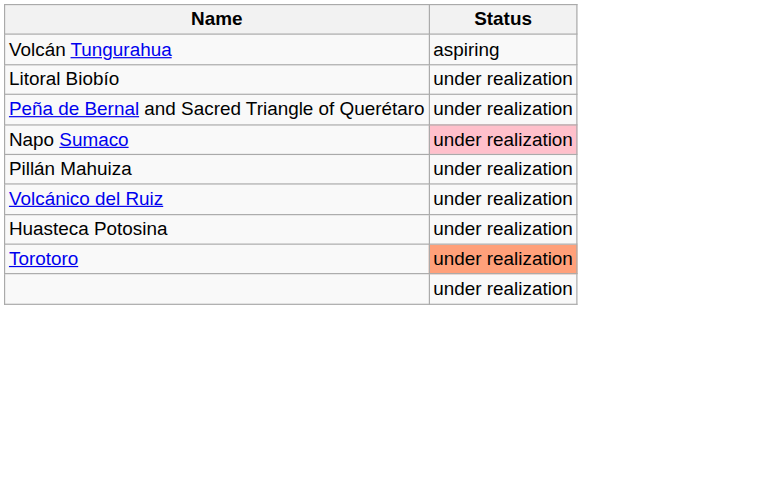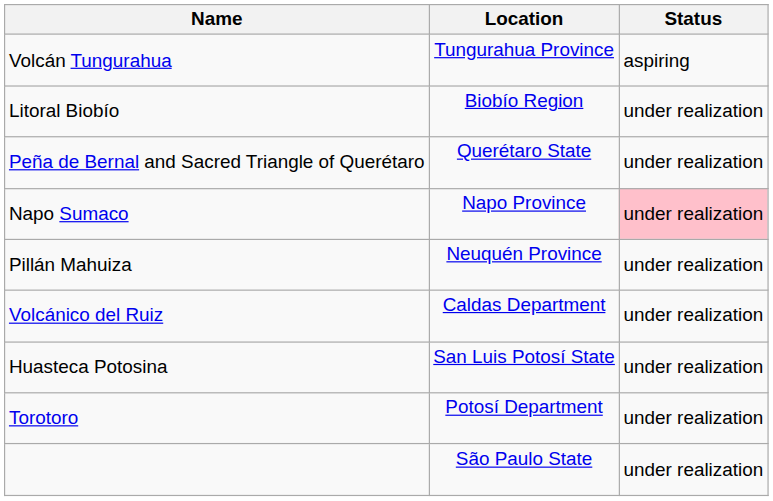+ column: (524, 19)
(503, 259) lightsalmon background -> (693, 418) no background
